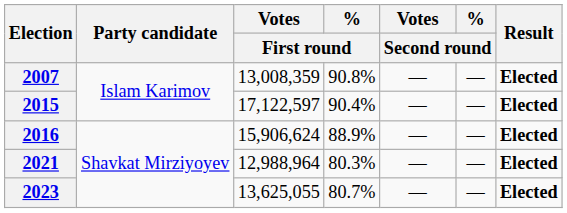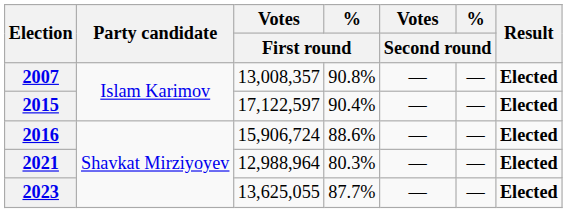(279, 76) 13,008,359 -> (279, 76) 13,008,357
(279, 134) 15,906,624 -> (279, 134) 15,906,724
(352, 134) 88.9% -> (352, 134) 88.6%
(352, 192) 80.7% -> (352, 192) 87.7%
